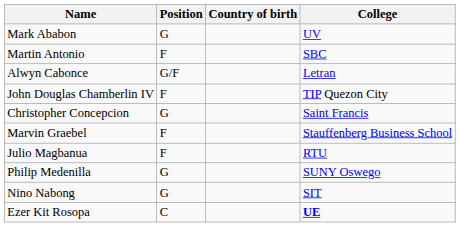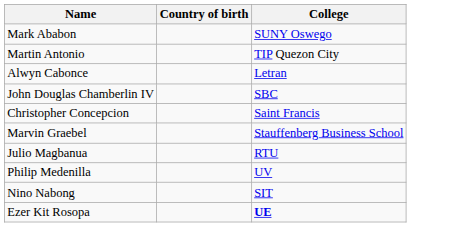- column: (181, 14)
(312, 34) UV -> (293, 34) SUNY Oswego
(315, 53) SBC -> (297, 53) TIP Quezon City
(345, 93) TIP Quezon City -> (266, 93) SBC
(342, 172) SUNY Oswego -> (263, 172) UV
